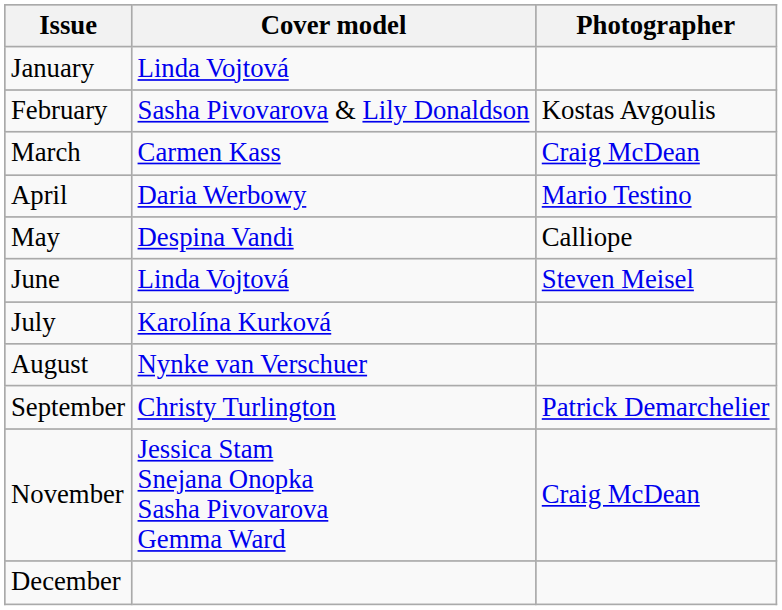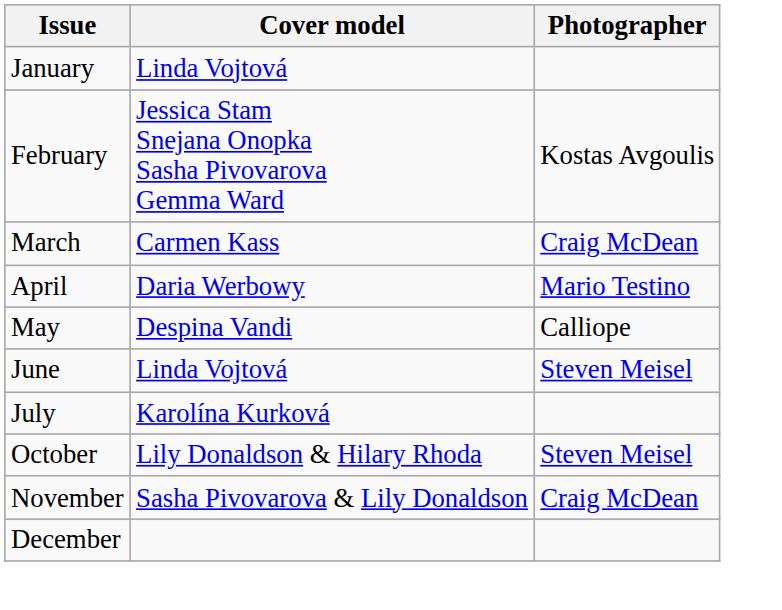(334, 110) Sasha Pivovarova & Lily Donaldson -> (231, 155) Jessica Stam Snejana Onopka Sasha Pivovarova Gemma Ward
- row: (50, 364)
- row: (68, 407)
+ row: (54, 454)
(233, 494) Jessica Stam Snejana Onopka Sasha Pivovarova Gemma Ward -> (332, 497) Sasha Pivovarova & Lily Donaldson
